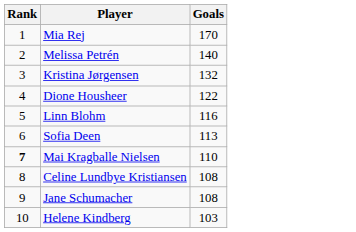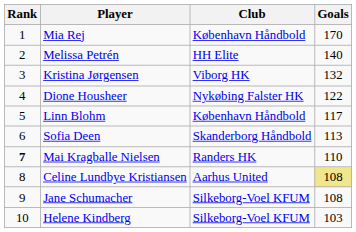+ column: (252, 14)
(208, 116) 116 -> (333, 116) 117
(208, 177) no background -> (333, 177) khaki background
